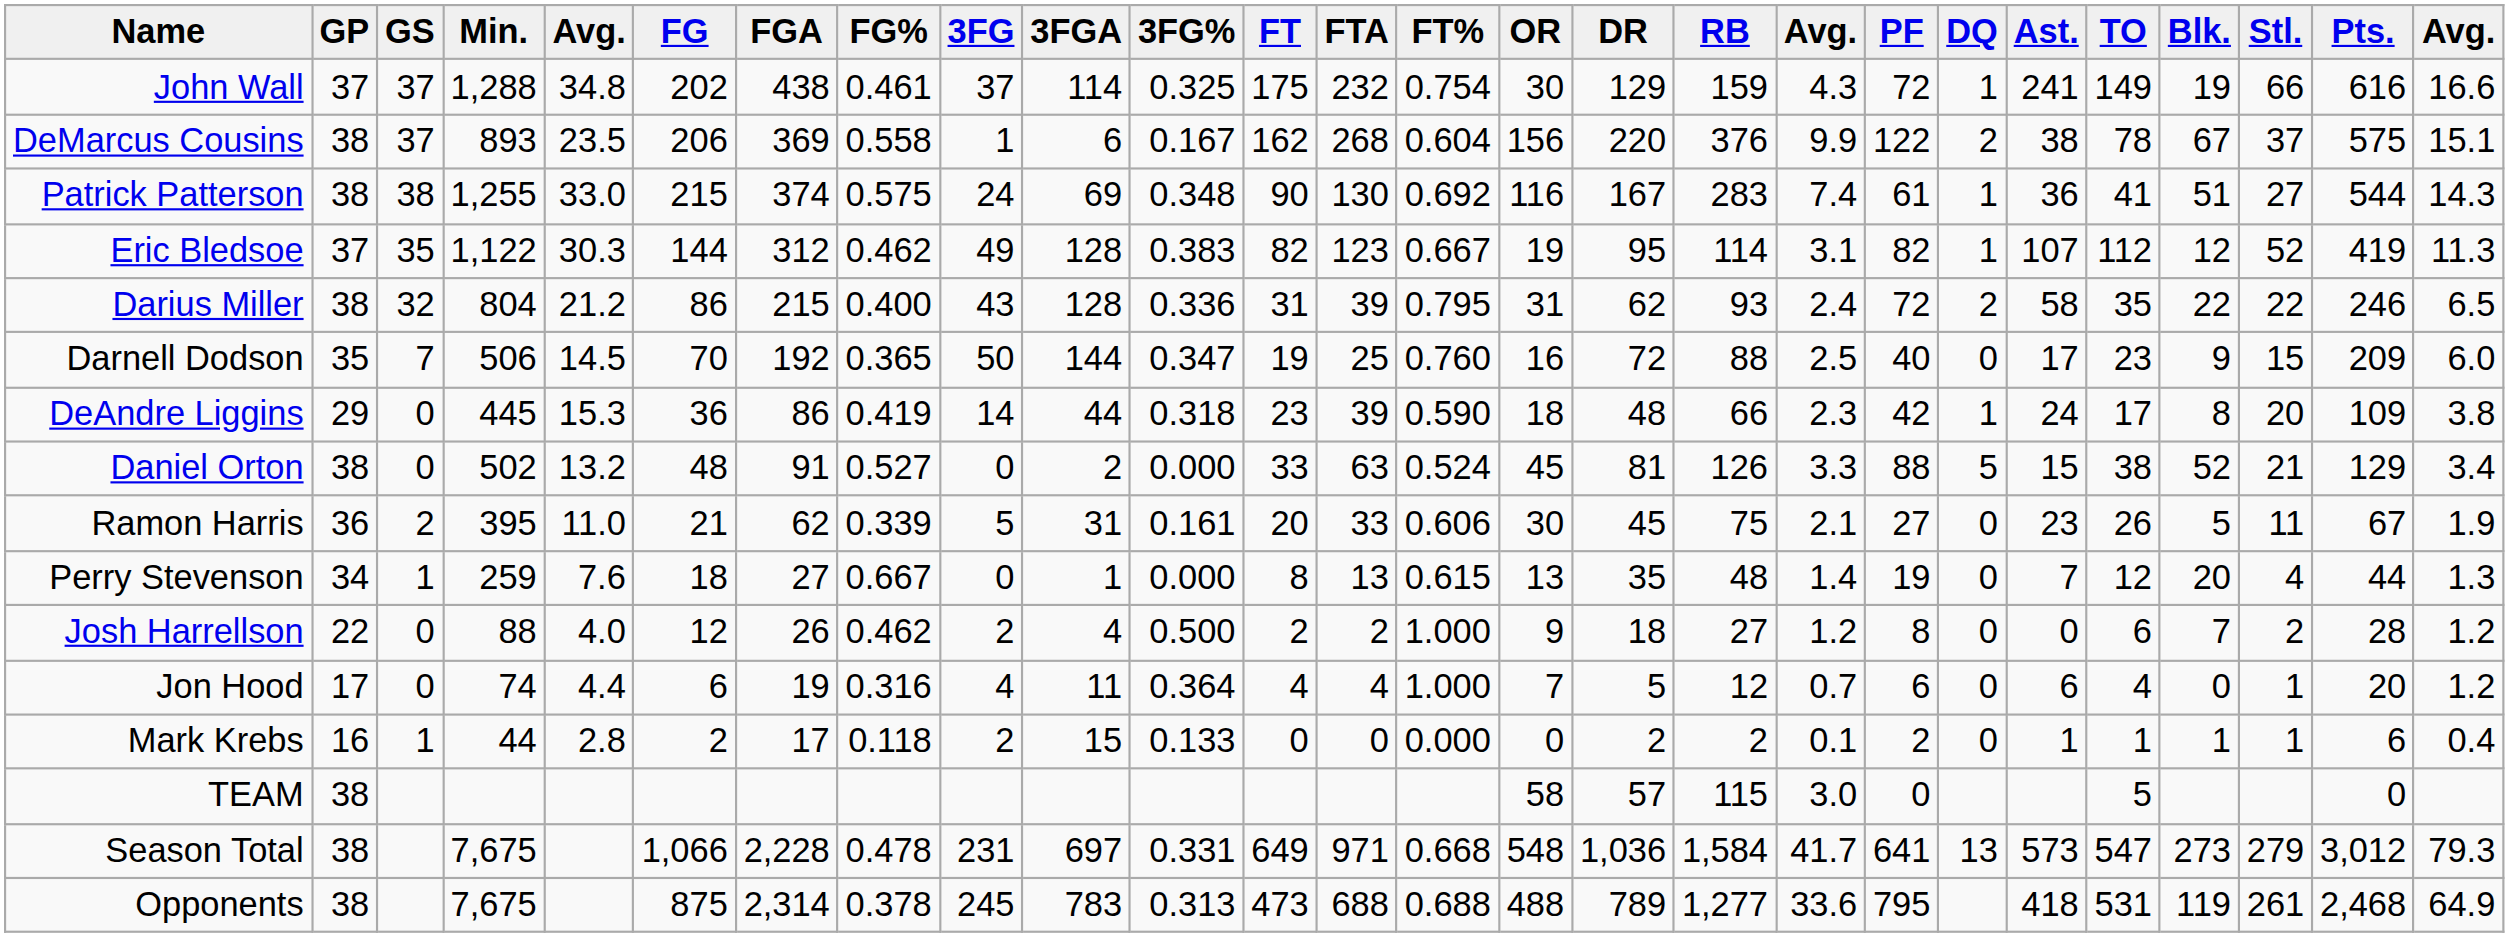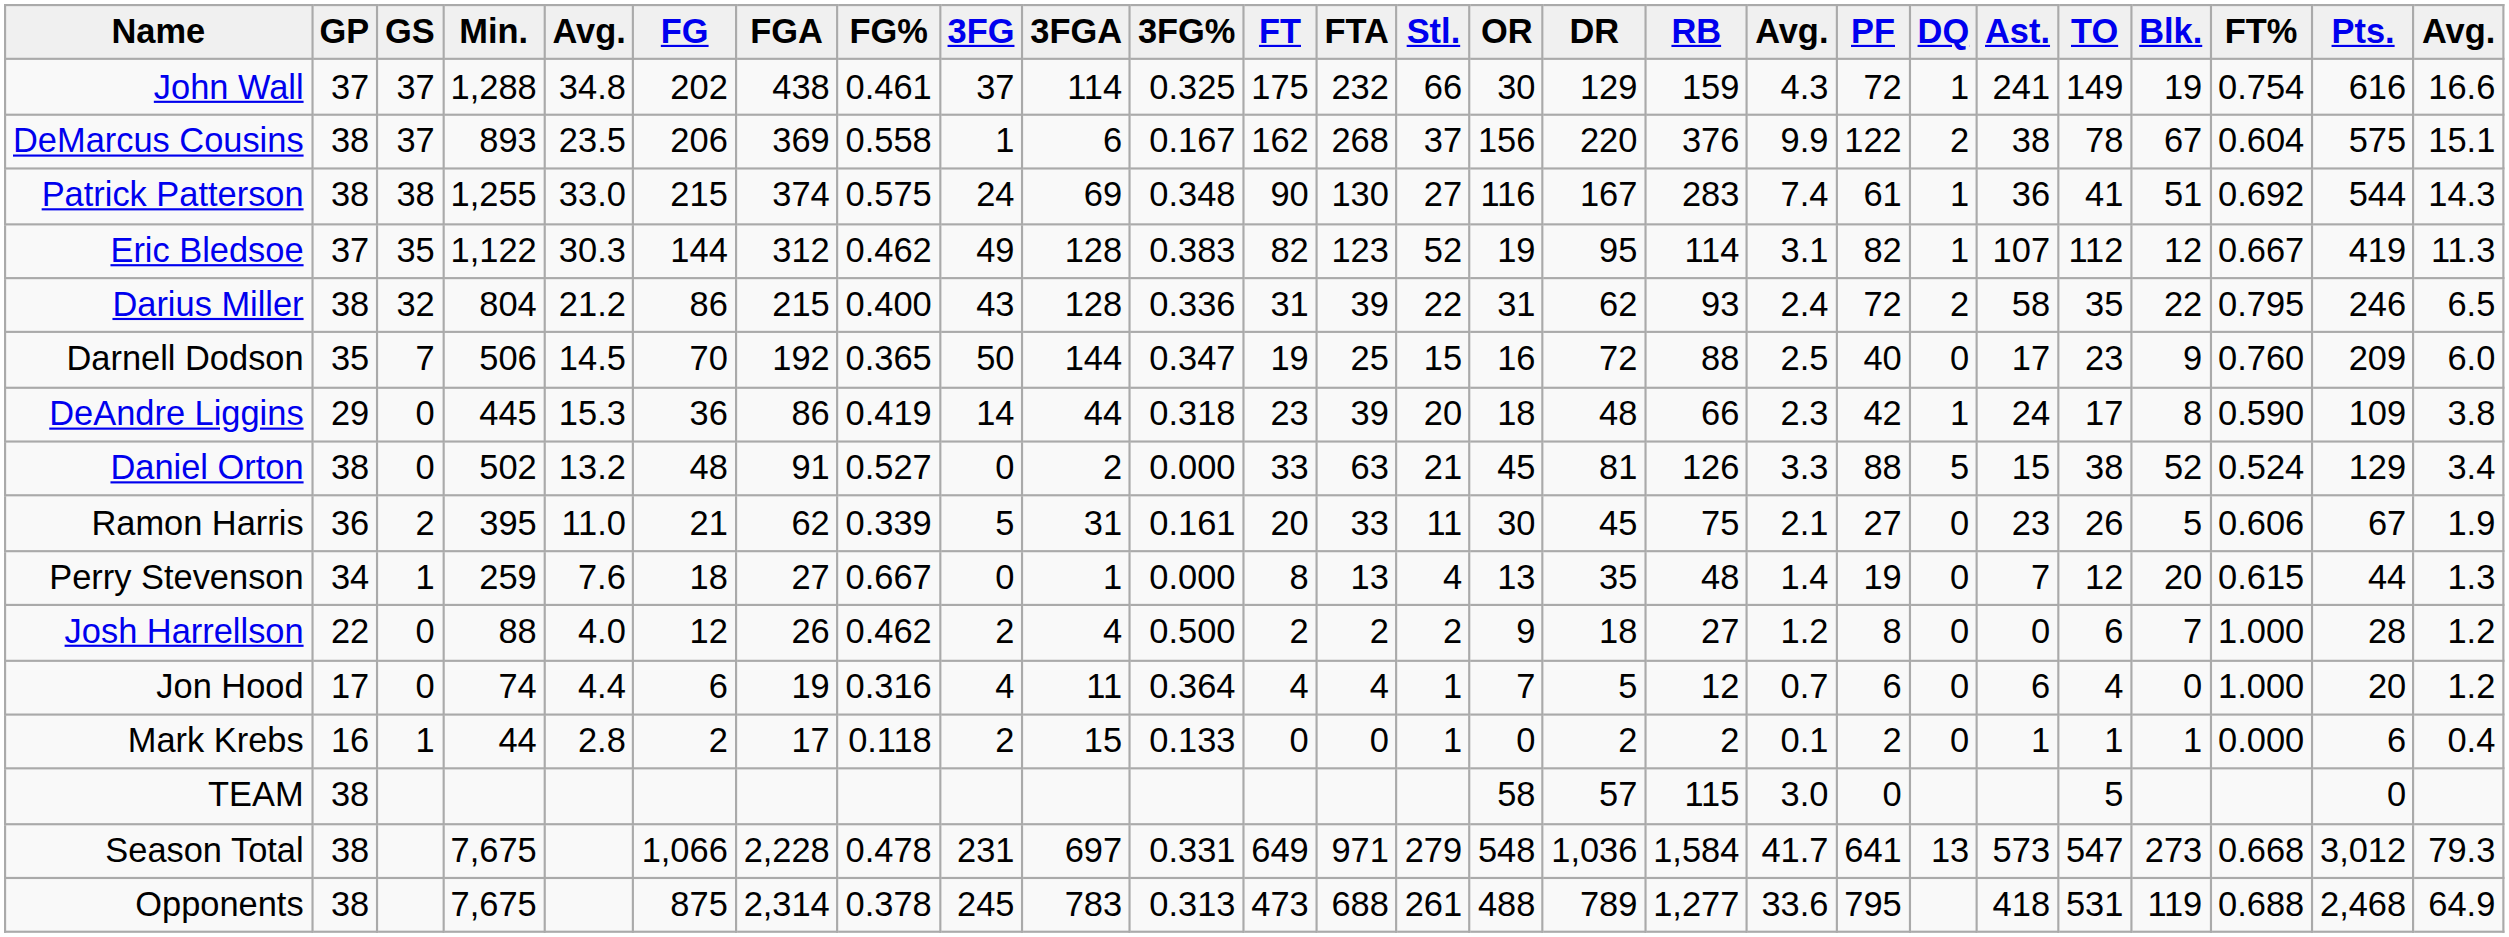columns swapped: (1448, 31) <-> (2275, 31)
